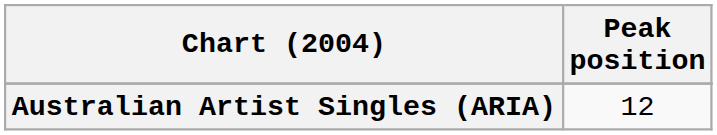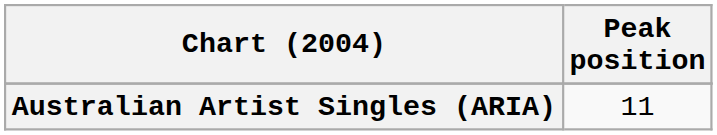(638, 107) 12 -> (638, 107) 11
